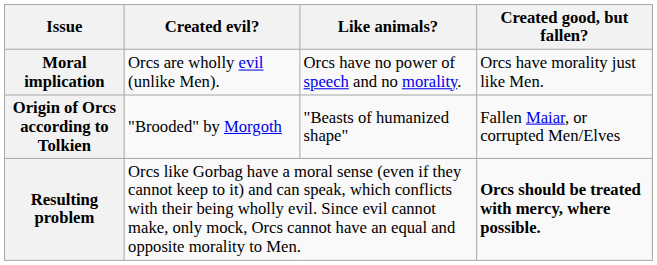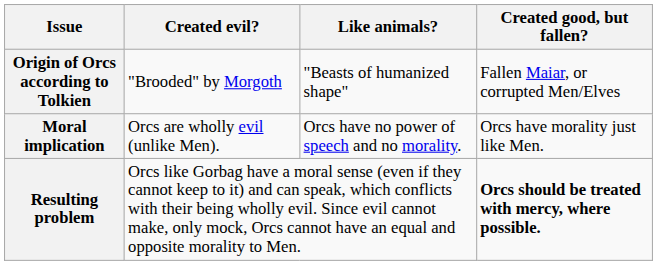rows swapped: (64, 126) <-> (64, 72)
